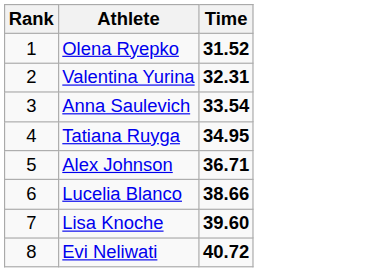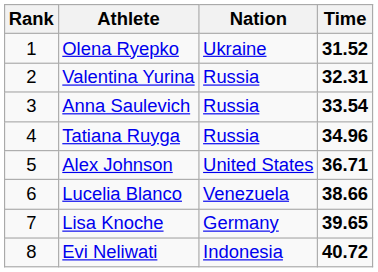+ column: (258, 19)
(226, 135) 34.95 -> (345, 135) 34.96
(226, 223) 39.60 -> (345, 223) 39.65
